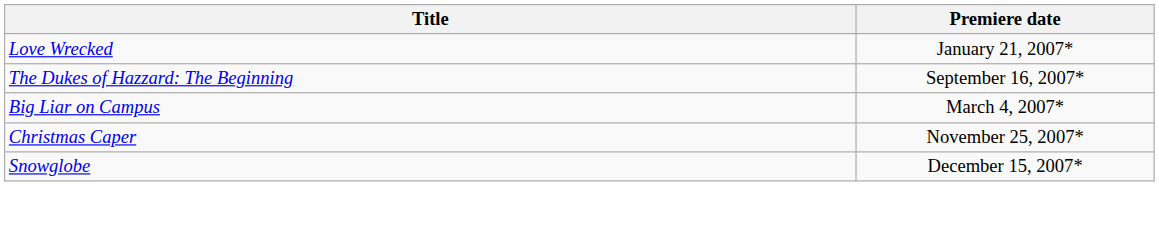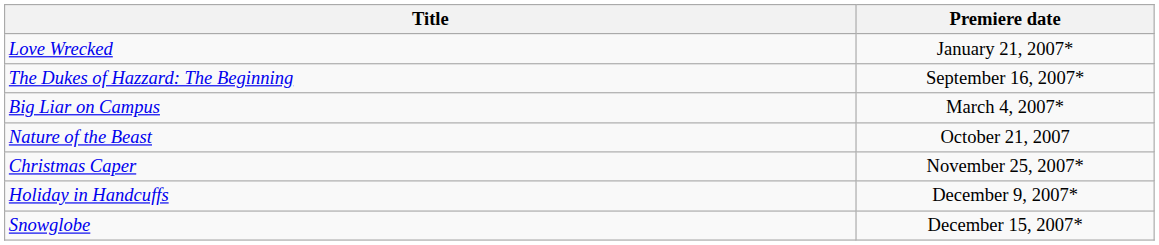+ row: (80, 136)
+ row: (89, 195)
